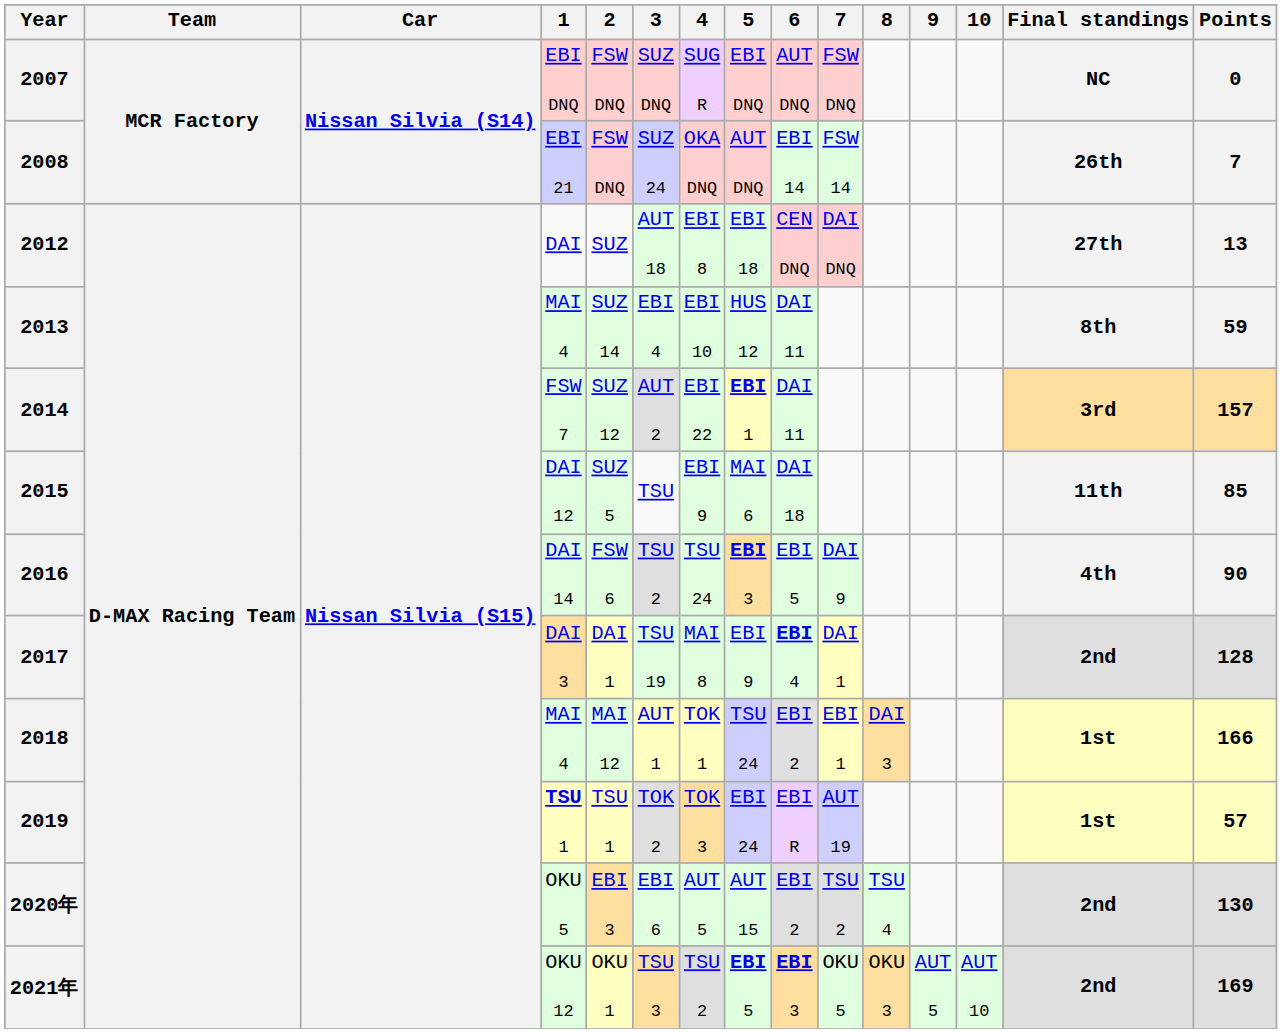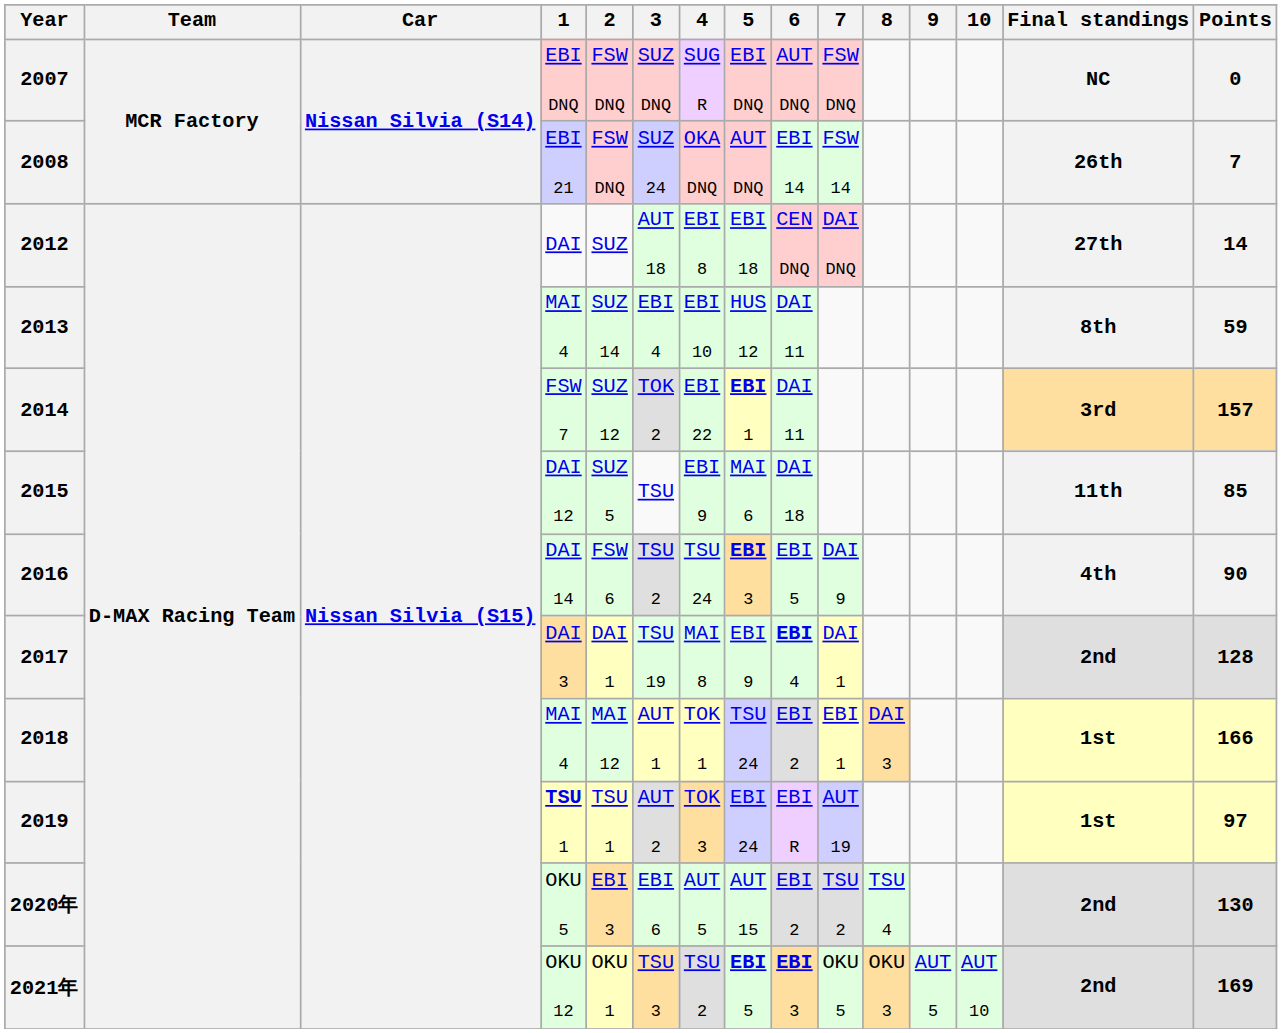(1235, 245) 13 -> (1235, 245) 14
(656, 409) AUT 2 -> (656, 409) TOK 2
(656, 821) TOK 2 -> (656, 821) AUT 2
(1235, 822) 57 -> (1235, 822) 97
